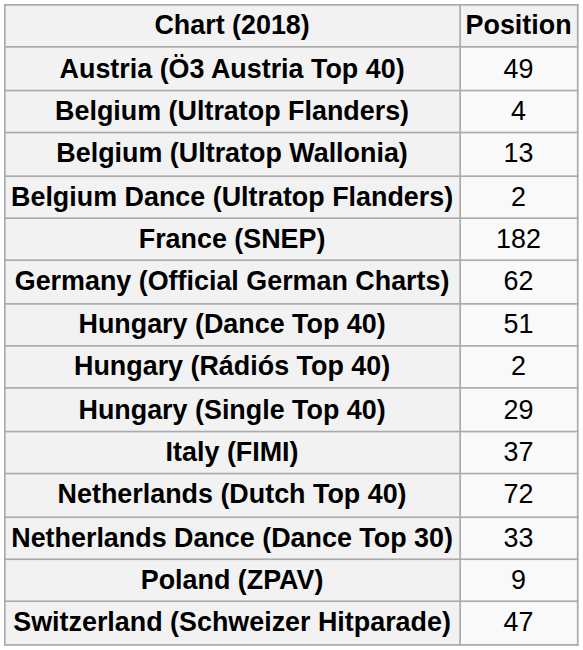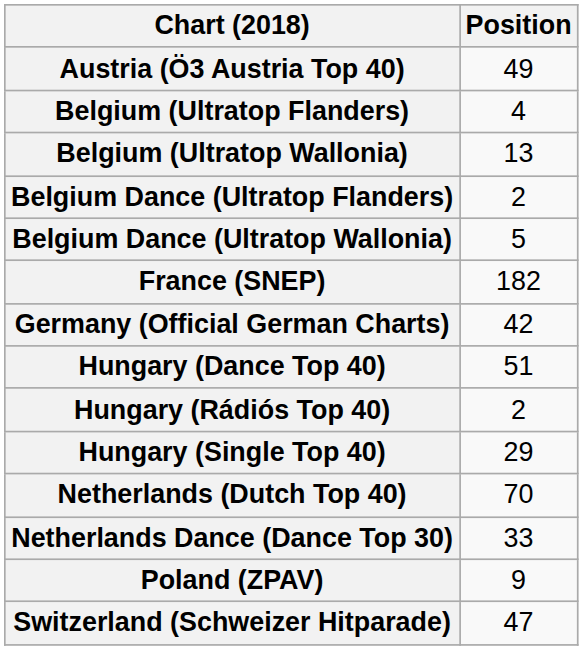+ row: (232, 238)
(519, 281) 62 -> (519, 324) 42
- row: (232, 452)
(519, 494) 72 -> (519, 494) 70
